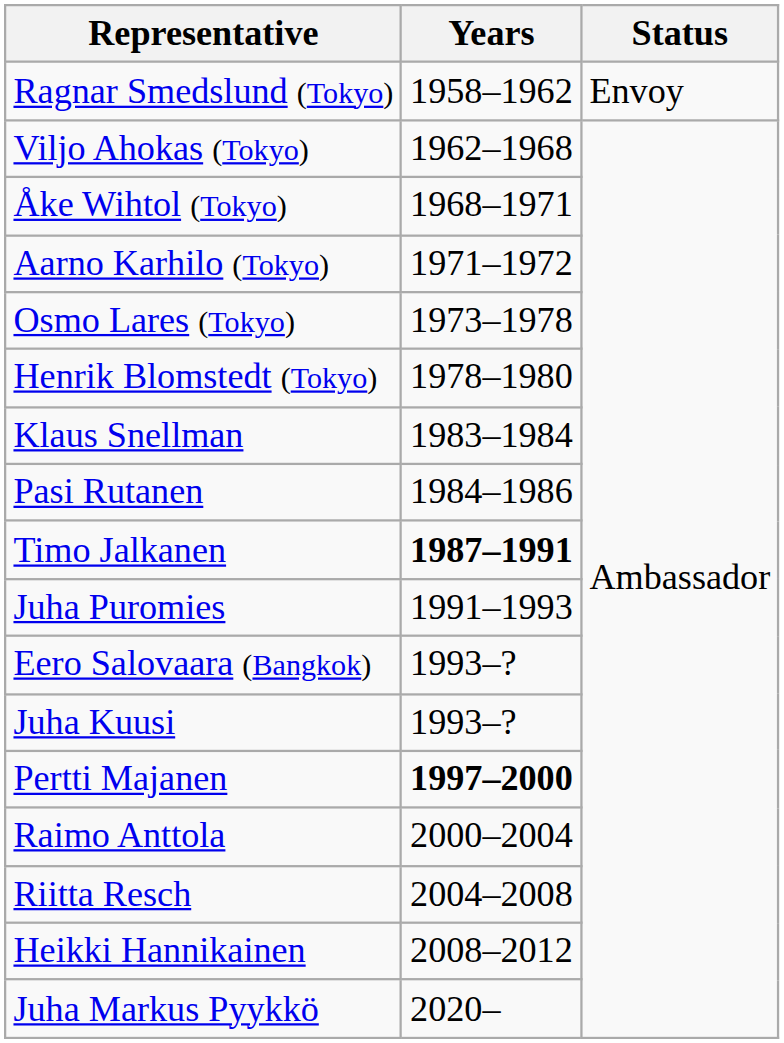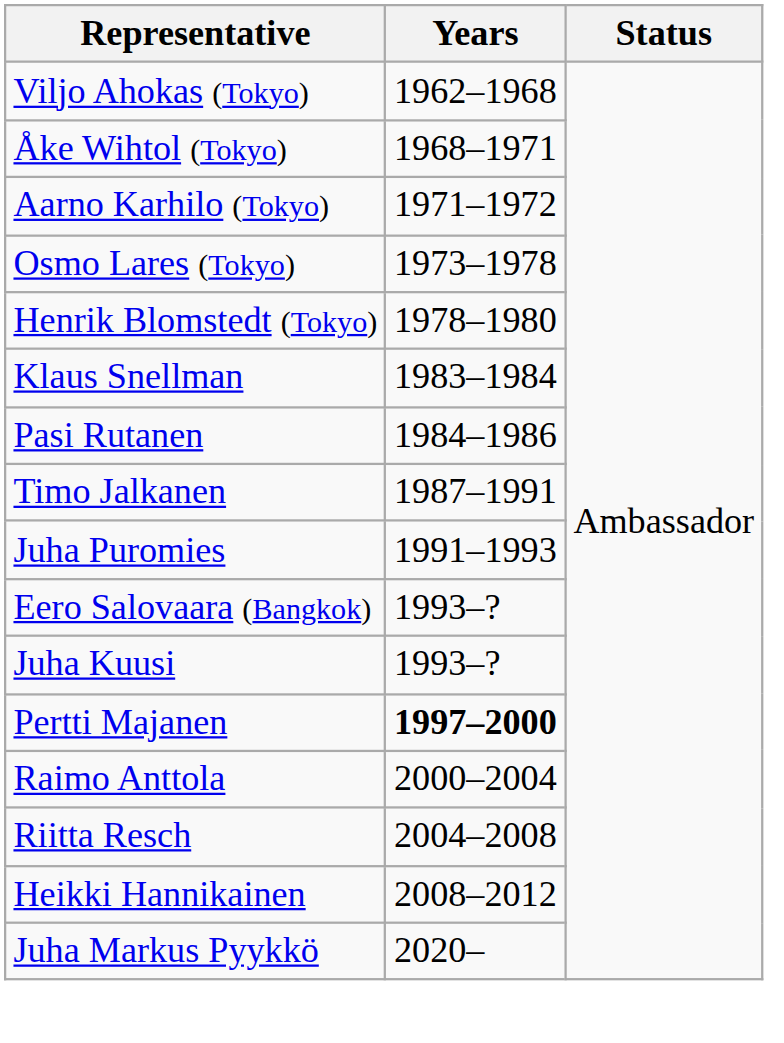- row: (203, 90)
(491, 549) bold -> (475, 491) normal
